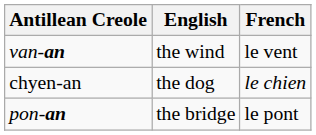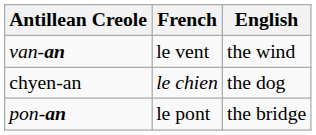columns swapped: (275, 20) <-> (196, 20)
